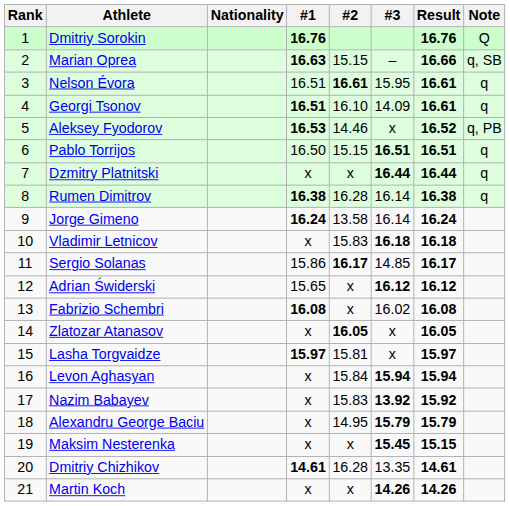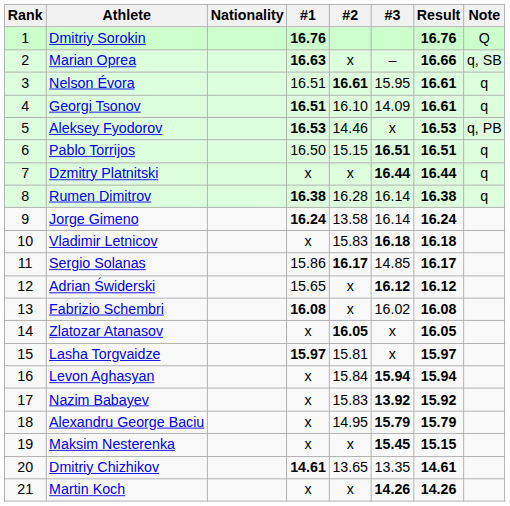(350, 60) 15.15 -> (350, 60) x
(439, 128) 16.52 -> (439, 128) 16.53
(350, 467) 16.28 -> (350, 467) 13.65
